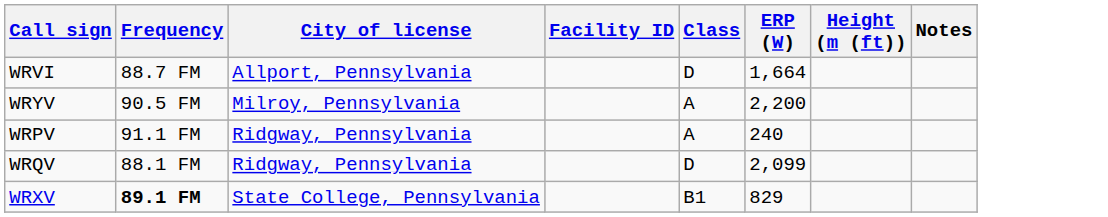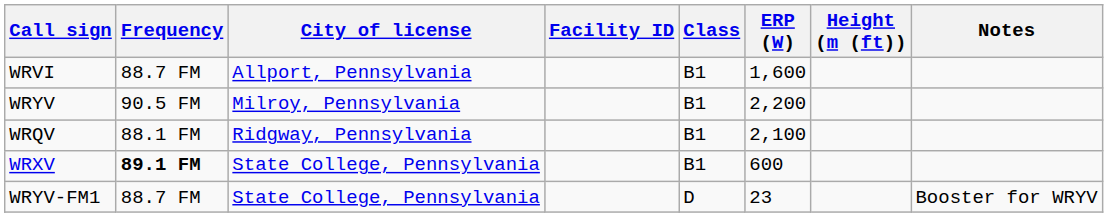(689, 73) D -> (695, 73) B1
(778, 73) 1,664 -> (778, 73) 1,600
(689, 104) A -> (695, 104) B1
- row: (32, 135)
(689, 166) D -> (695, 135) B1
(778, 166) 2,099 -> (778, 135) 2,100
(766, 197) 829 -> (766, 166) 600
+ row: (55, 197)
